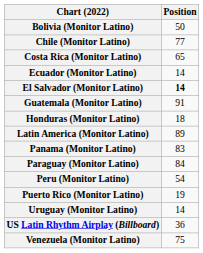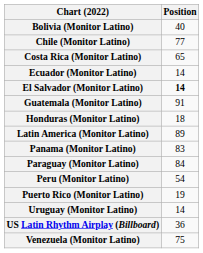(180, 27) 50 -> (180, 27) 40
